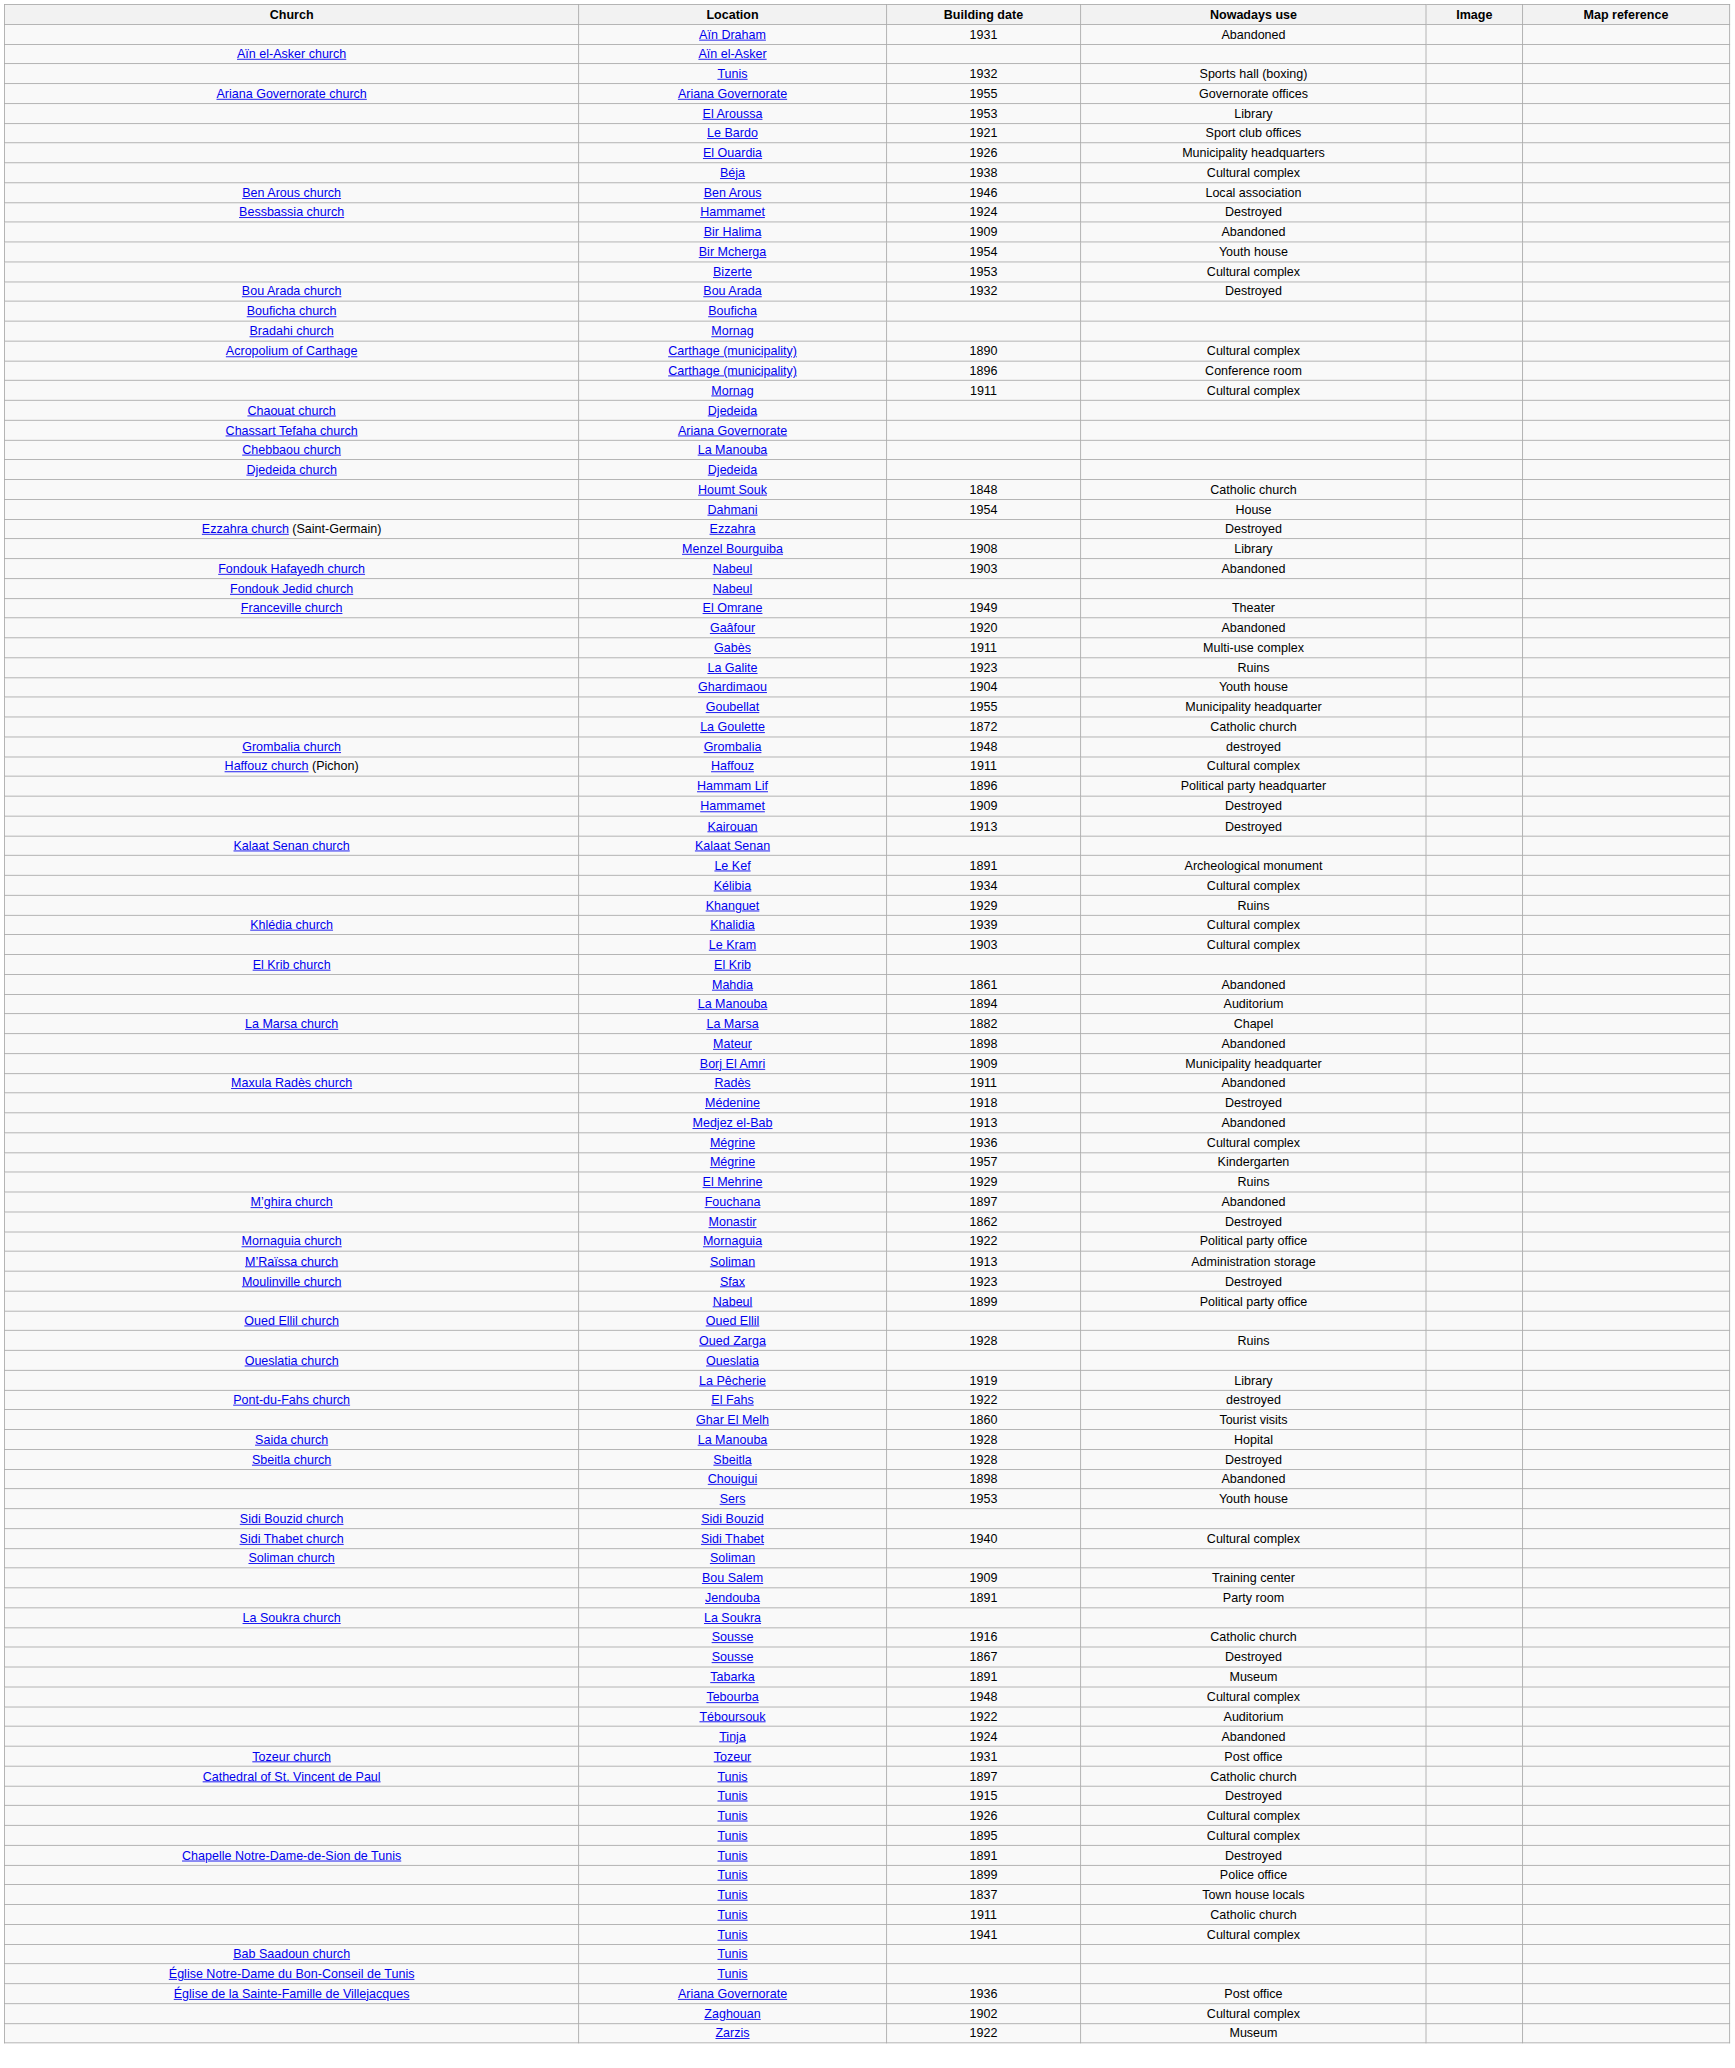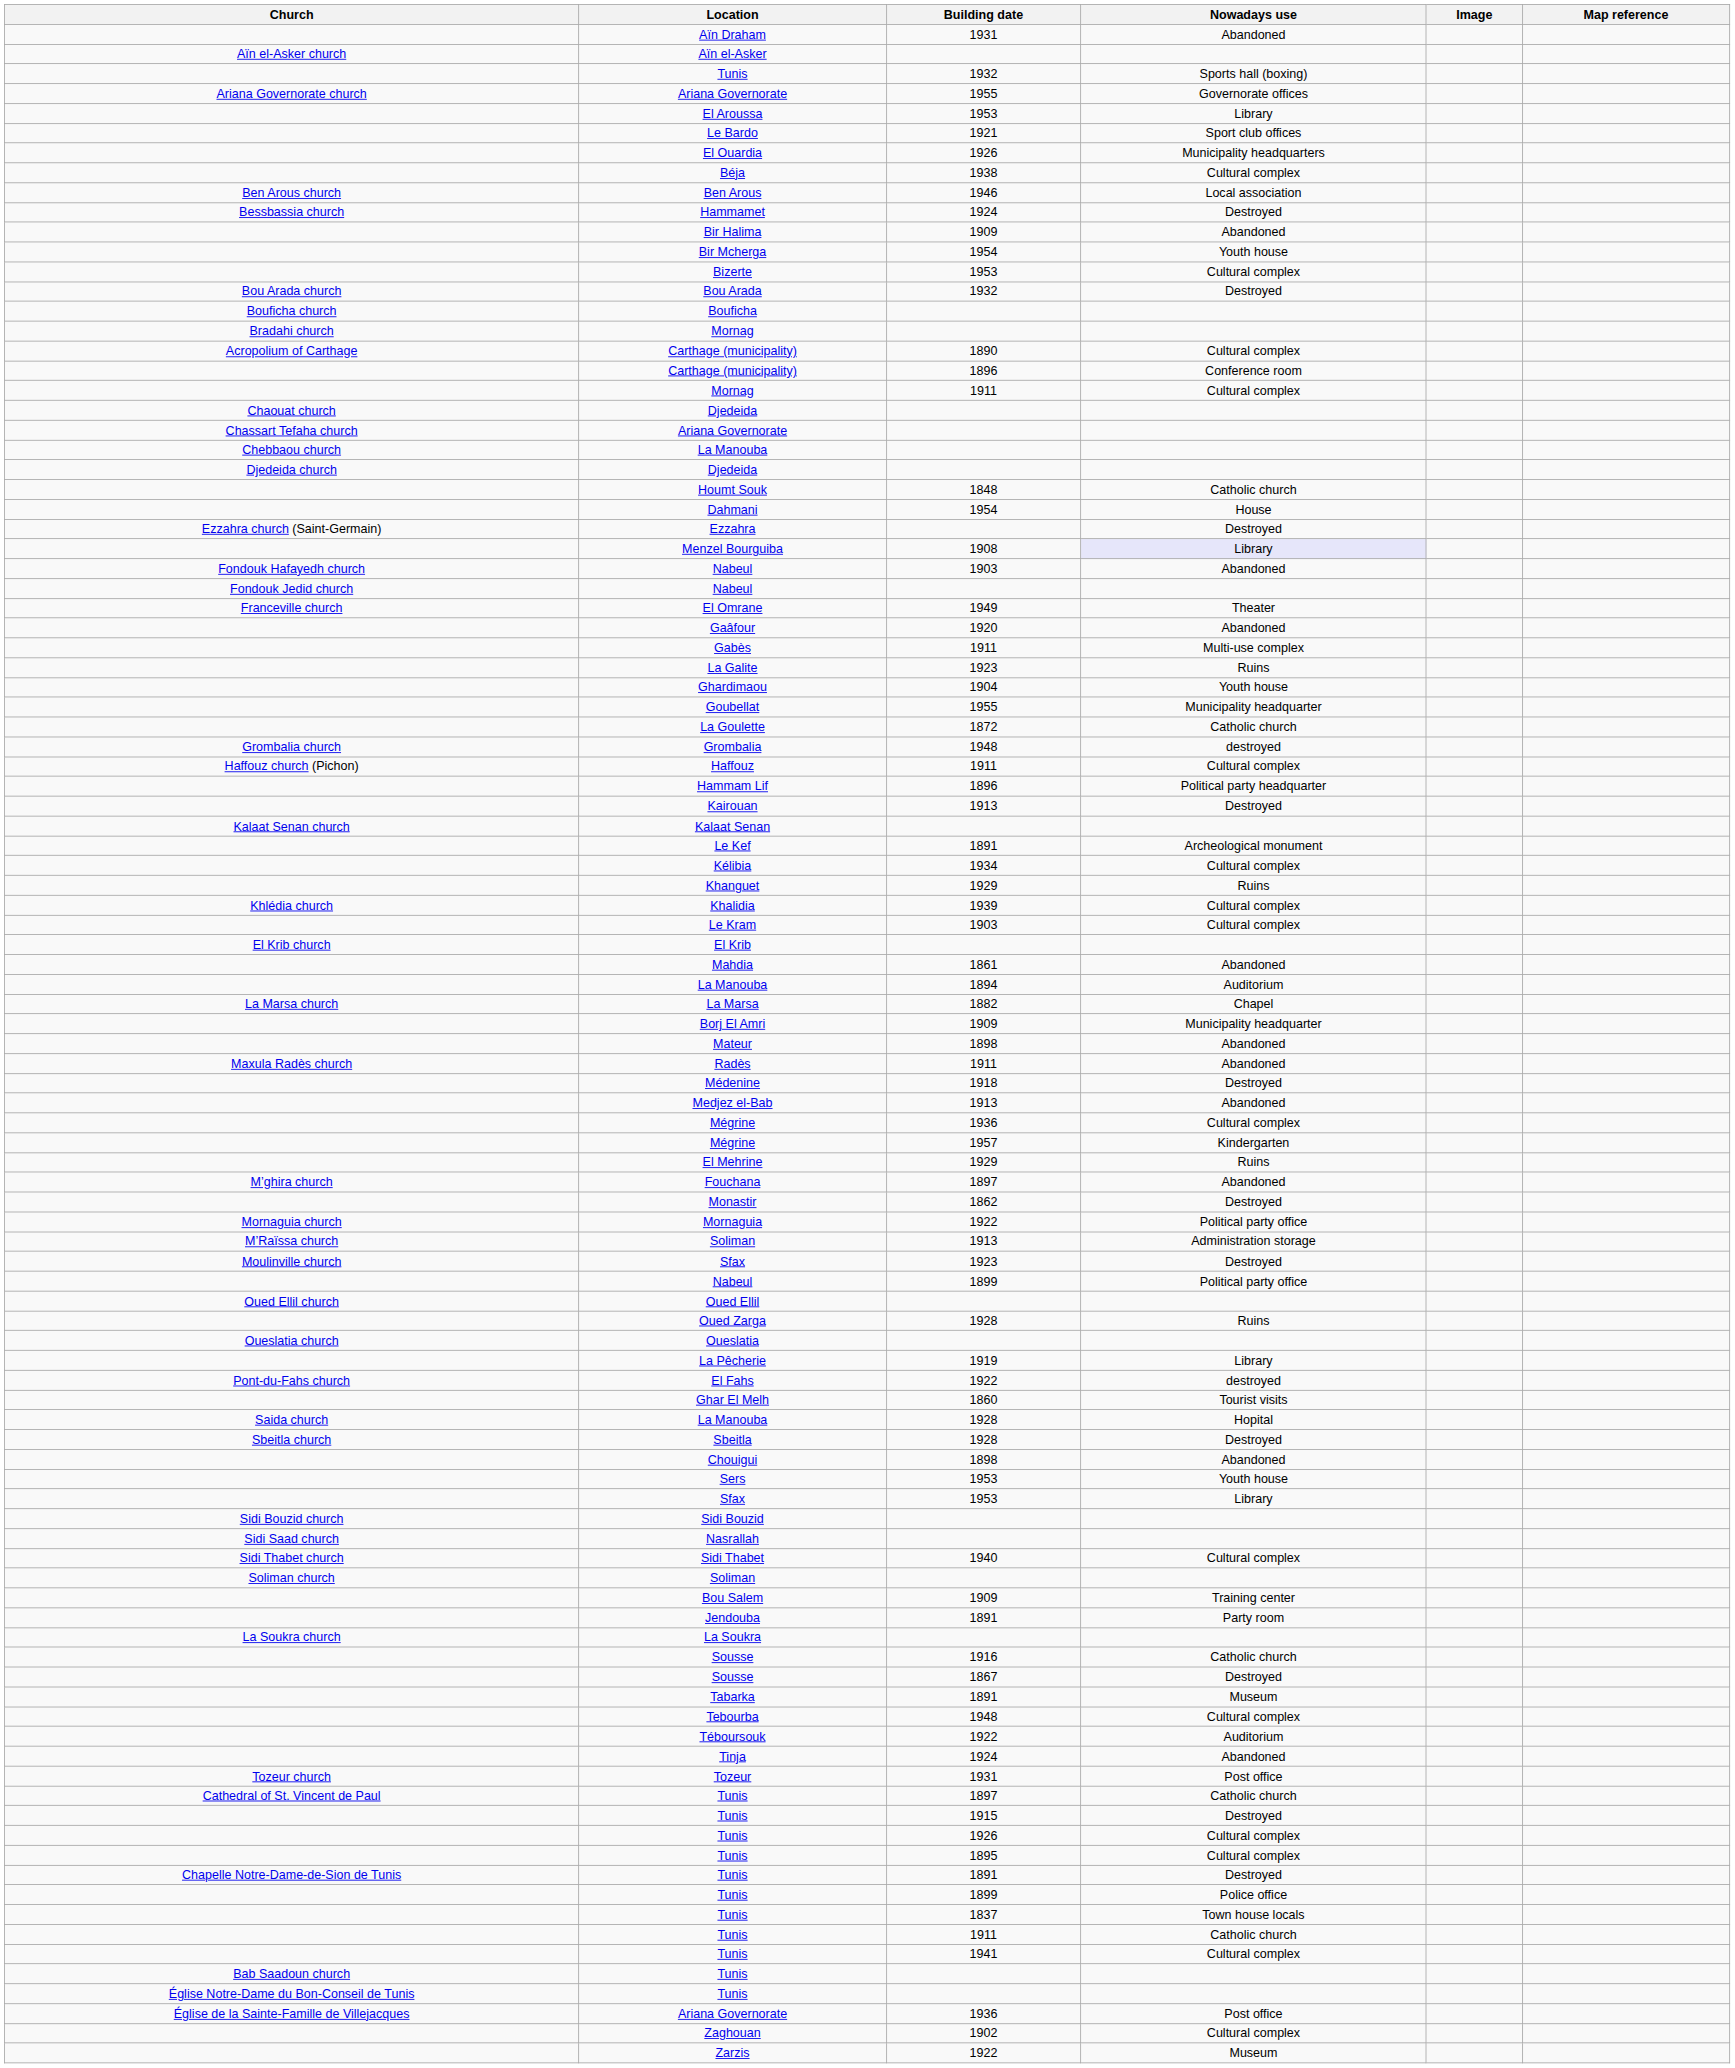(1253, 549) no background -> (1253, 549) lavender background
- row: (733, 806)
rows swapped: (733, 1064) <-> (733, 1044)
+ row: (733, 1499)
+ row: (733, 1539)
